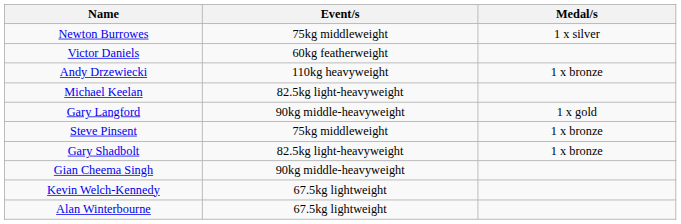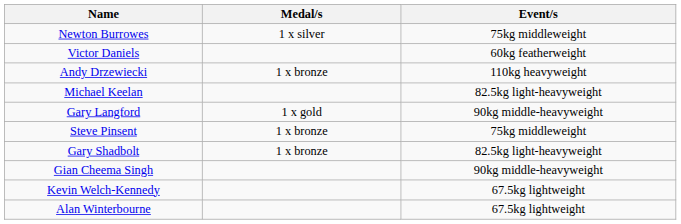columns swapped: (340, 14) <-> (577, 14)
